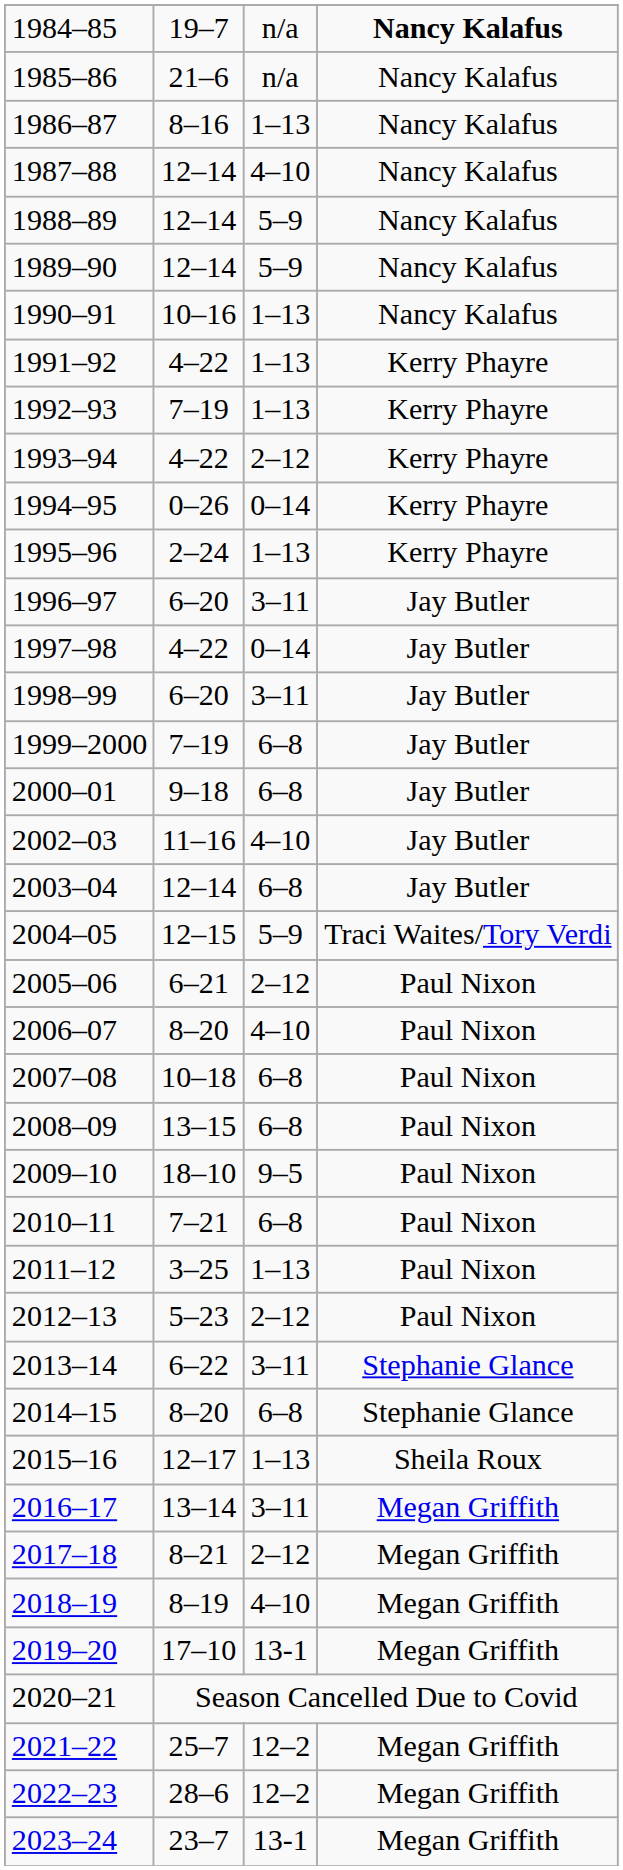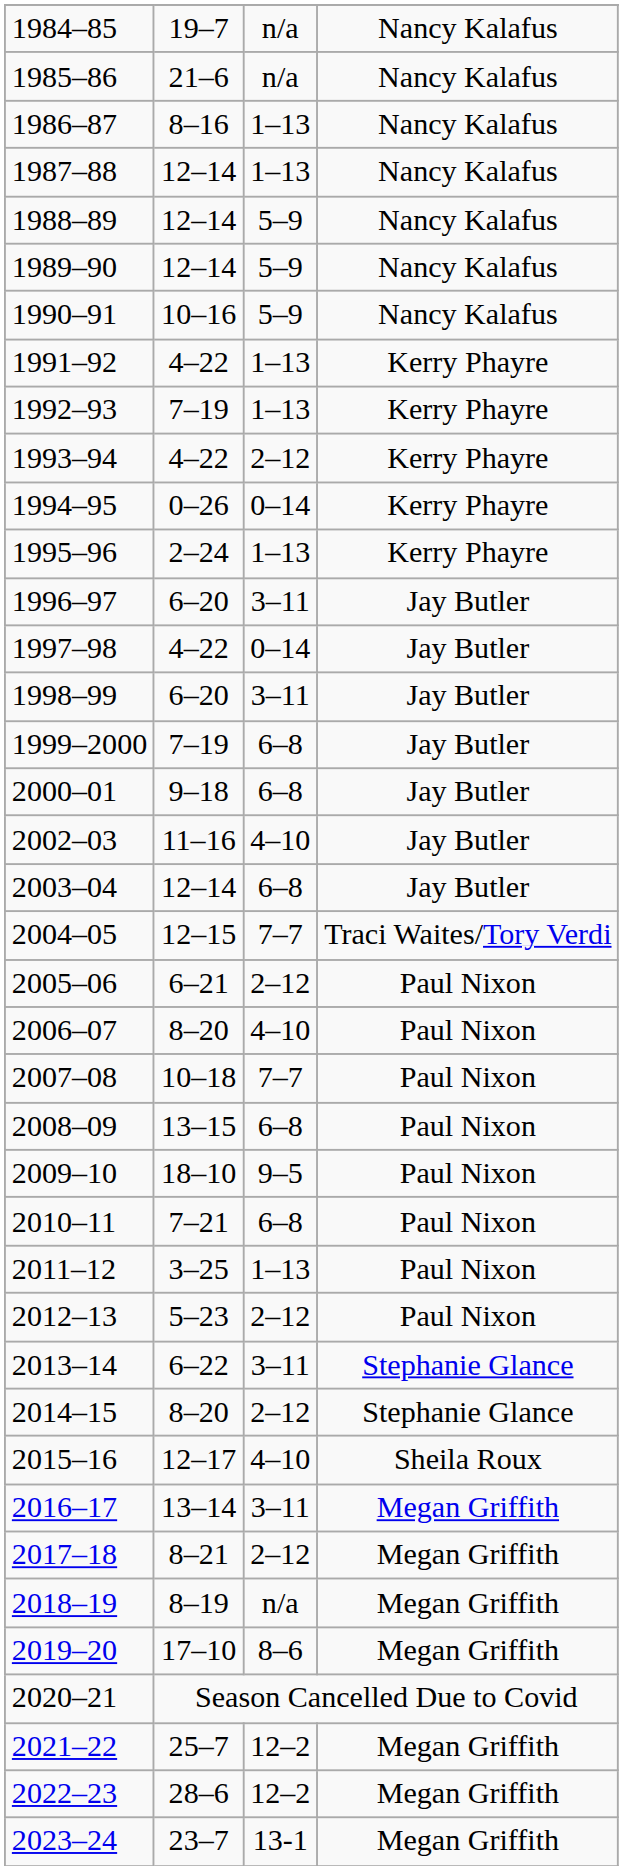(468, 28) bold -> (468, 28) normal
(280, 171) 4–10 -> (280, 171) 1–13
(280, 314) 1–13 -> (280, 314) 5–9
(280, 934) 5–9 -> (280, 934) 7–7
(280, 1077) 6–8 -> (280, 1077) 7–7
(280, 1411) 6–8 -> (280, 1411) 2–12
(280, 1459) 1–13 -> (280, 1459) 4–10
(280, 1602) 4–10 -> (280, 1602) n/a
(280, 1650) 13-1 -> (280, 1650) 8–6
